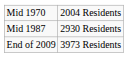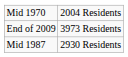rows swapped: (26, 29) <-> (31, 44)
